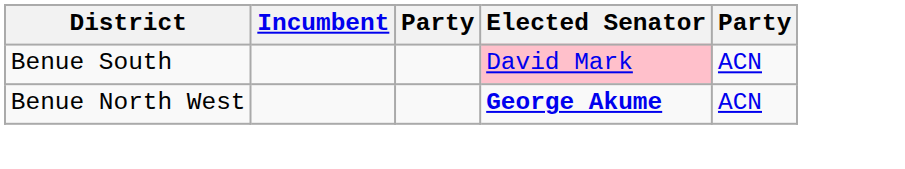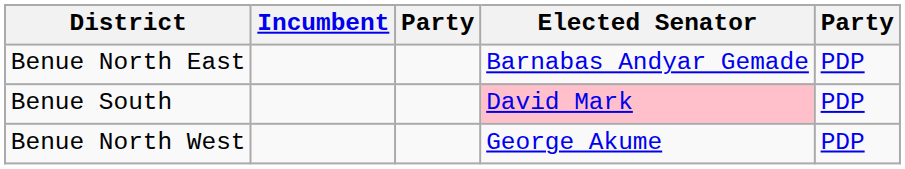+ row: (128, 65)
(740, 65) ACN -> (843, 104) PDP
(574, 104) bold -> (574, 144) normal
(740, 104) ACN -> (843, 144) PDP
